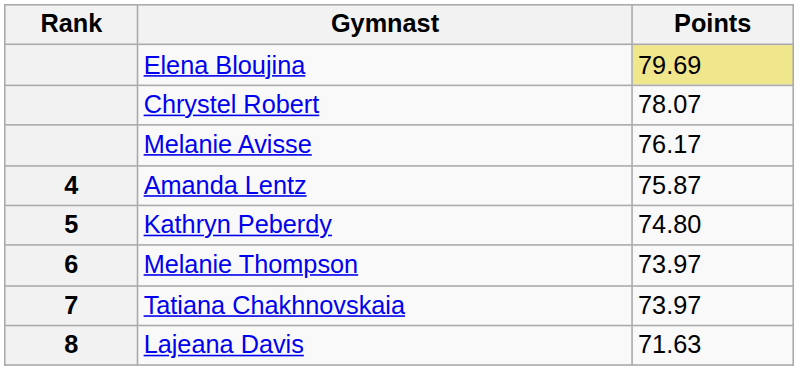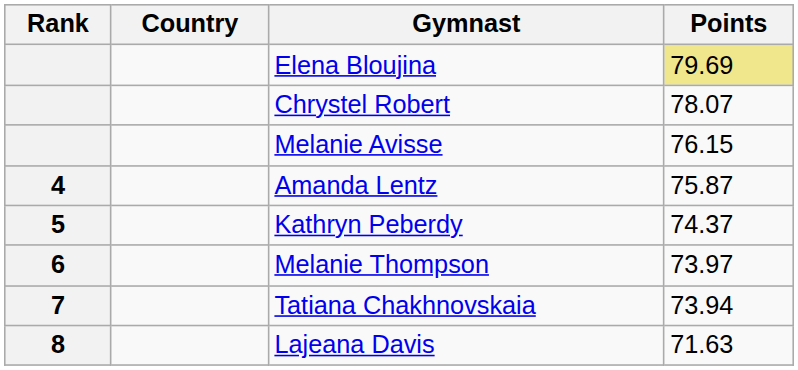+ column: (190, 24)
(670, 144) 76.17 -> (702, 144) 76.15
(670, 225) 74.80 -> (702, 225) 74.37
(670, 305) 73.97 -> (702, 305) 73.94
